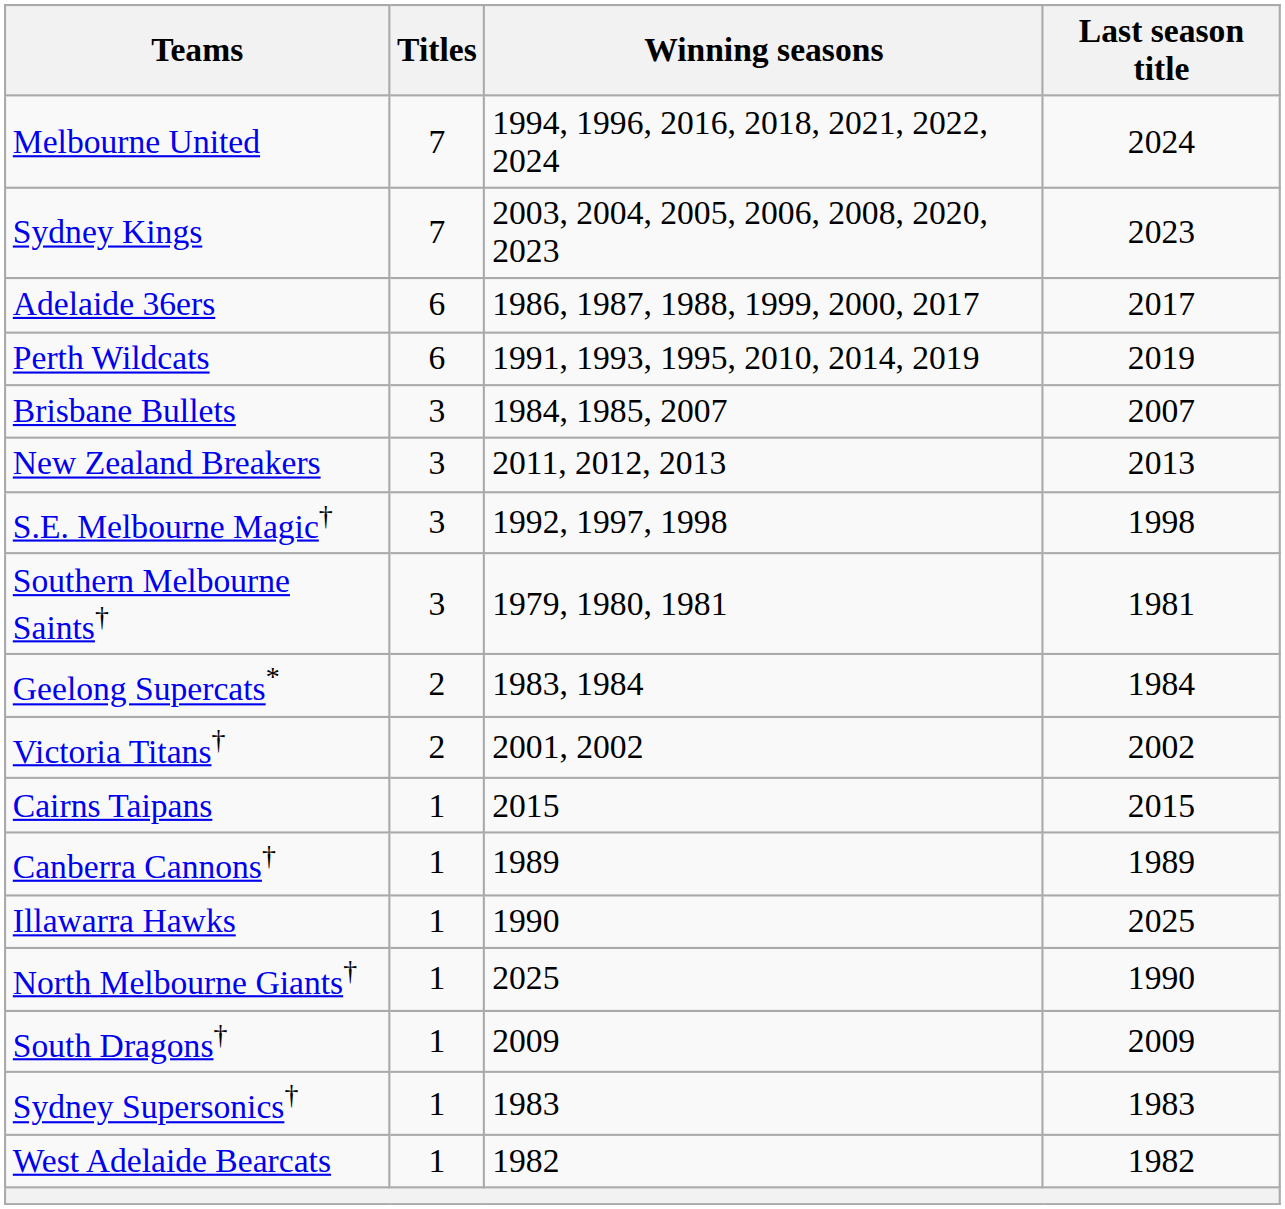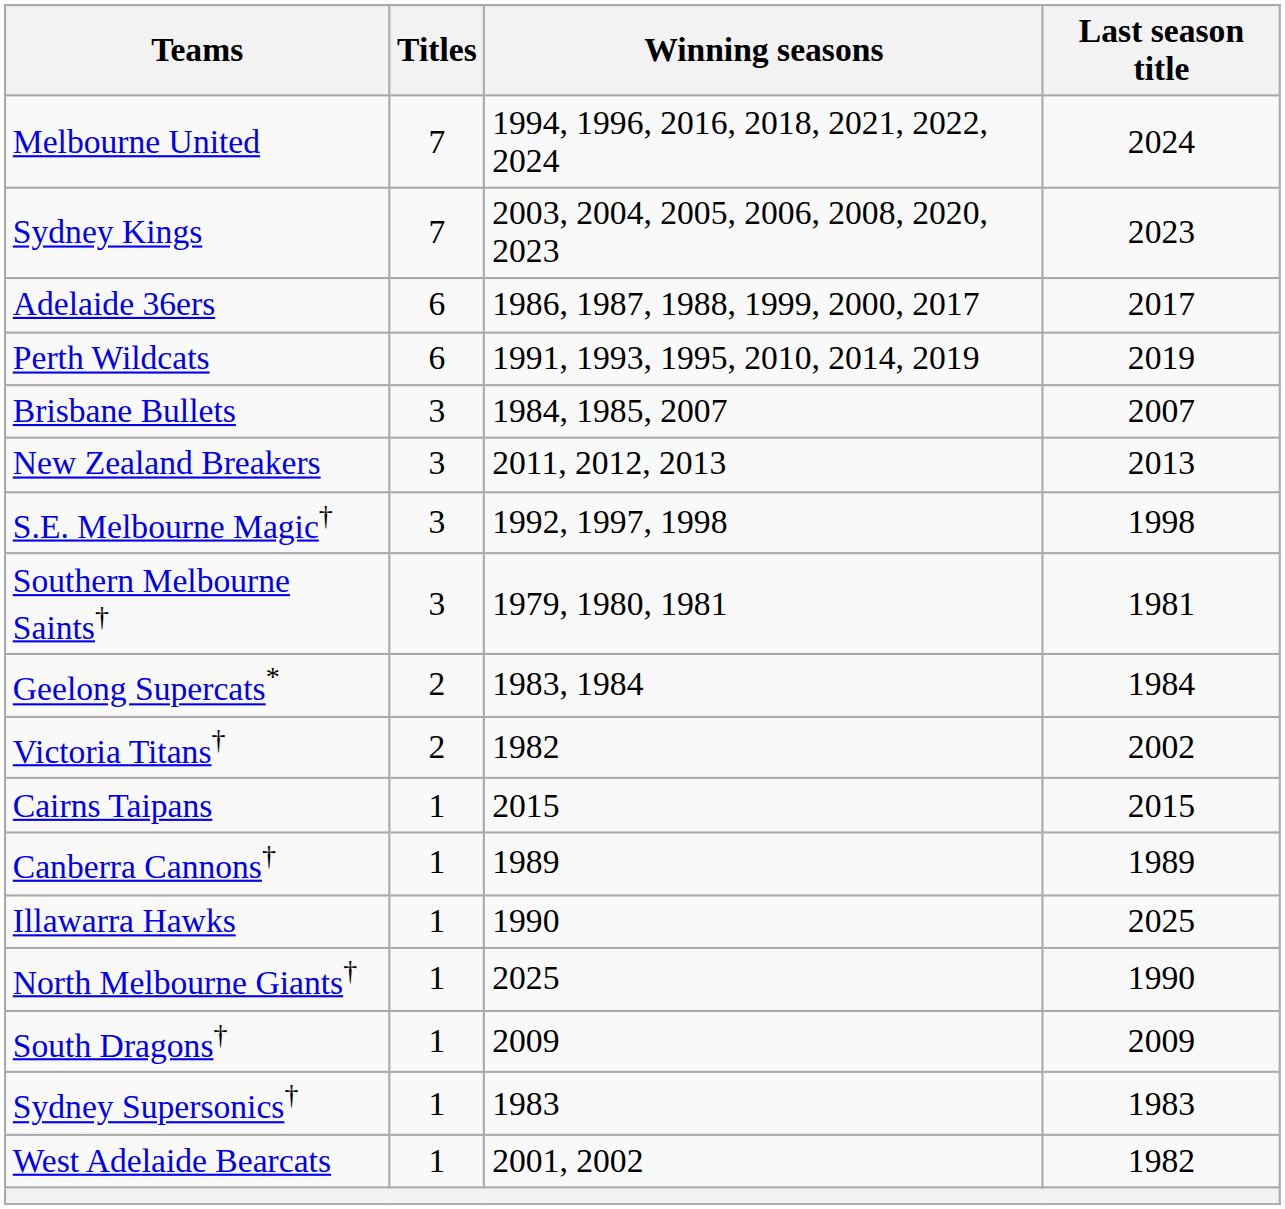(568, 747) 2001, 2002 -> (526, 747) 1982
(526, 1160) 1982 -> (568, 1160) 2001, 2002
